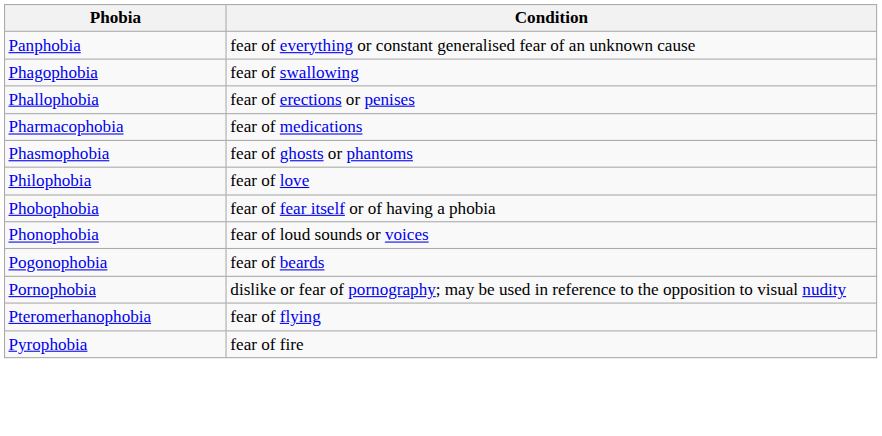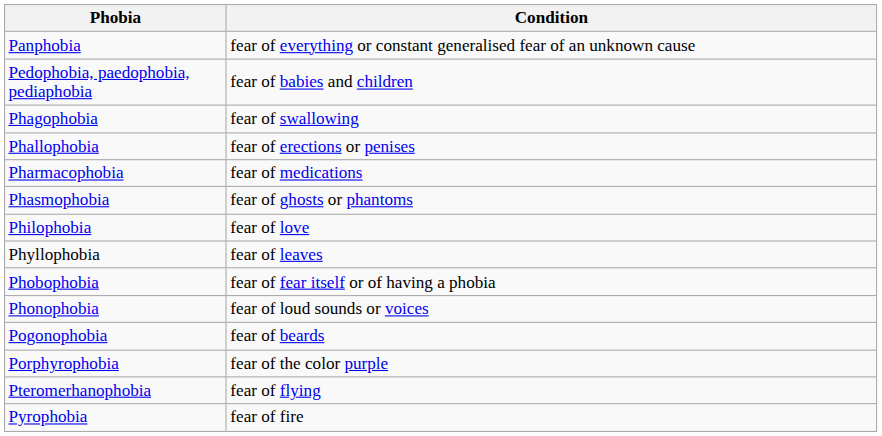+ row: (99, 82)
+ row: (54, 254)
- row: (52, 289)
+ row: (64, 363)
